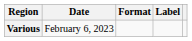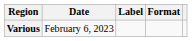columns swapped: (135, 12) <-> (168, 12)
